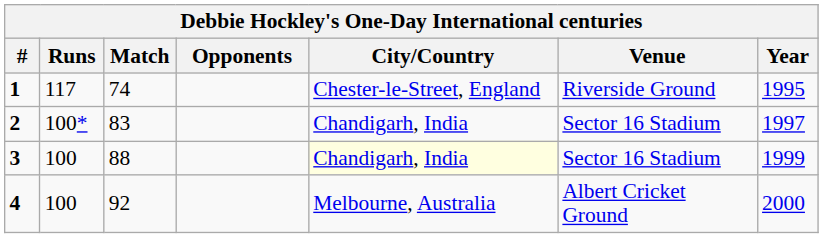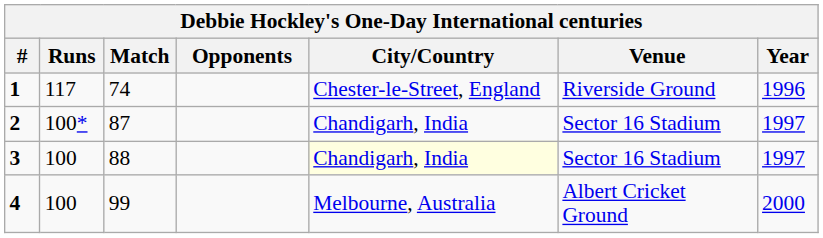(784, 89) 1995 -> (784, 89) 1996
(119, 123) 83 -> (119, 123) 87
(784, 157) 1999 -> (784, 157) 1997
(119, 203) 92 -> (119, 203) 99
